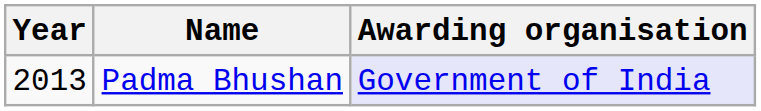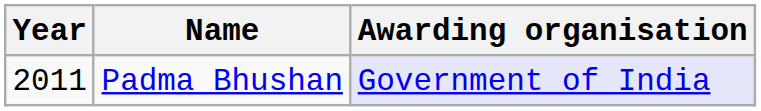(50, 81) 2013 -> (50, 81) 2011
